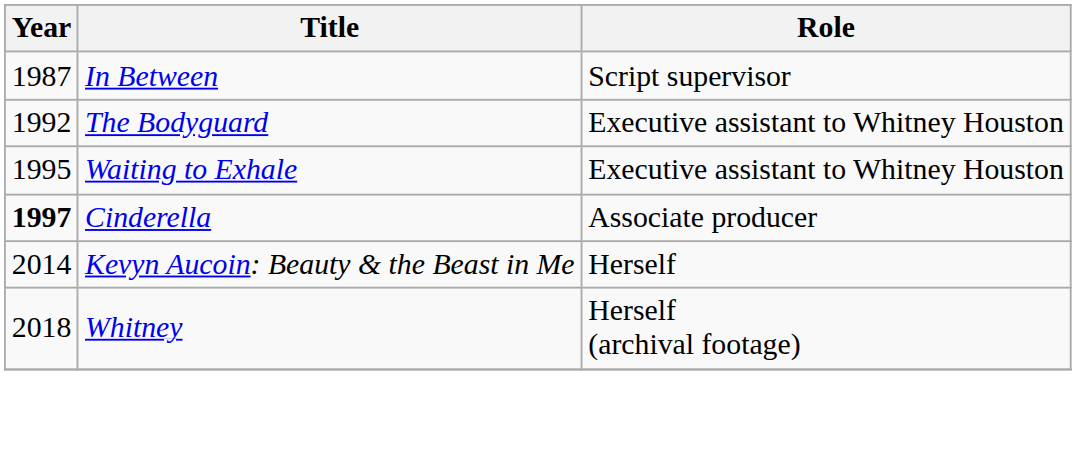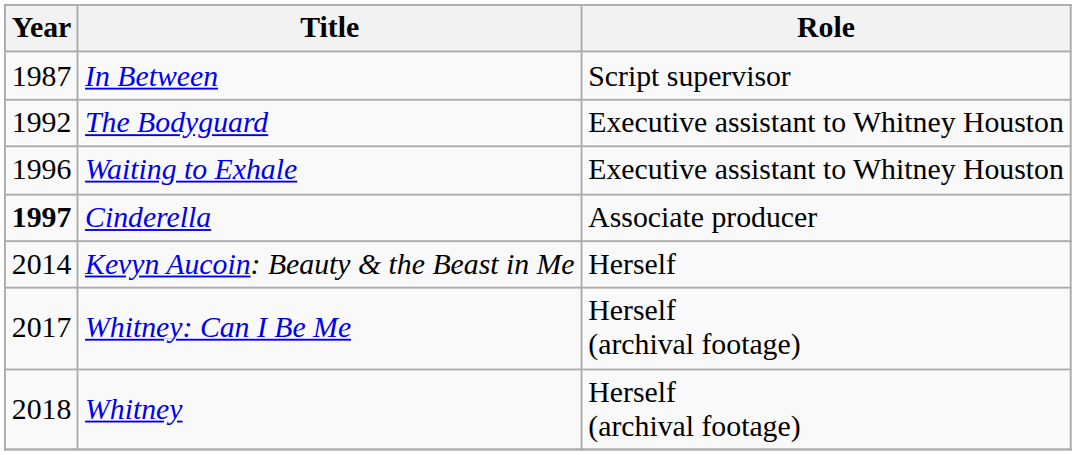(42, 169) 1995 -> (42, 169) 1996
+ row: (218, 328)
